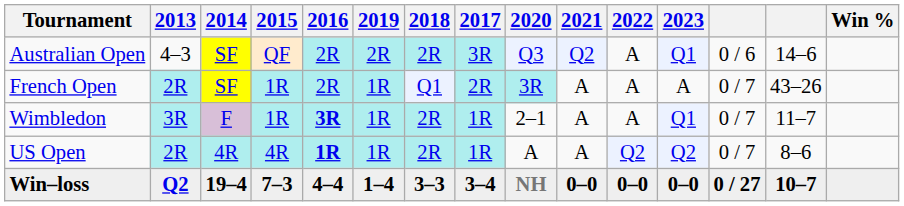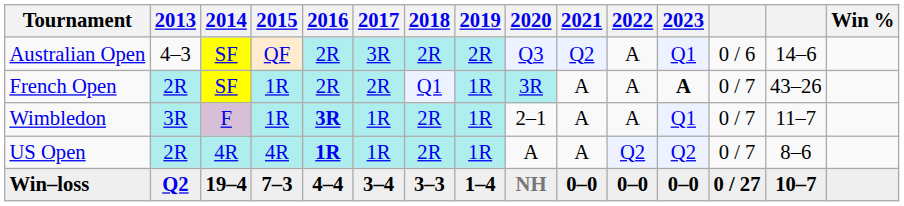columns swapped: (480, 20) <-> (379, 20)
(683, 86) normal -> (683, 86) bold
